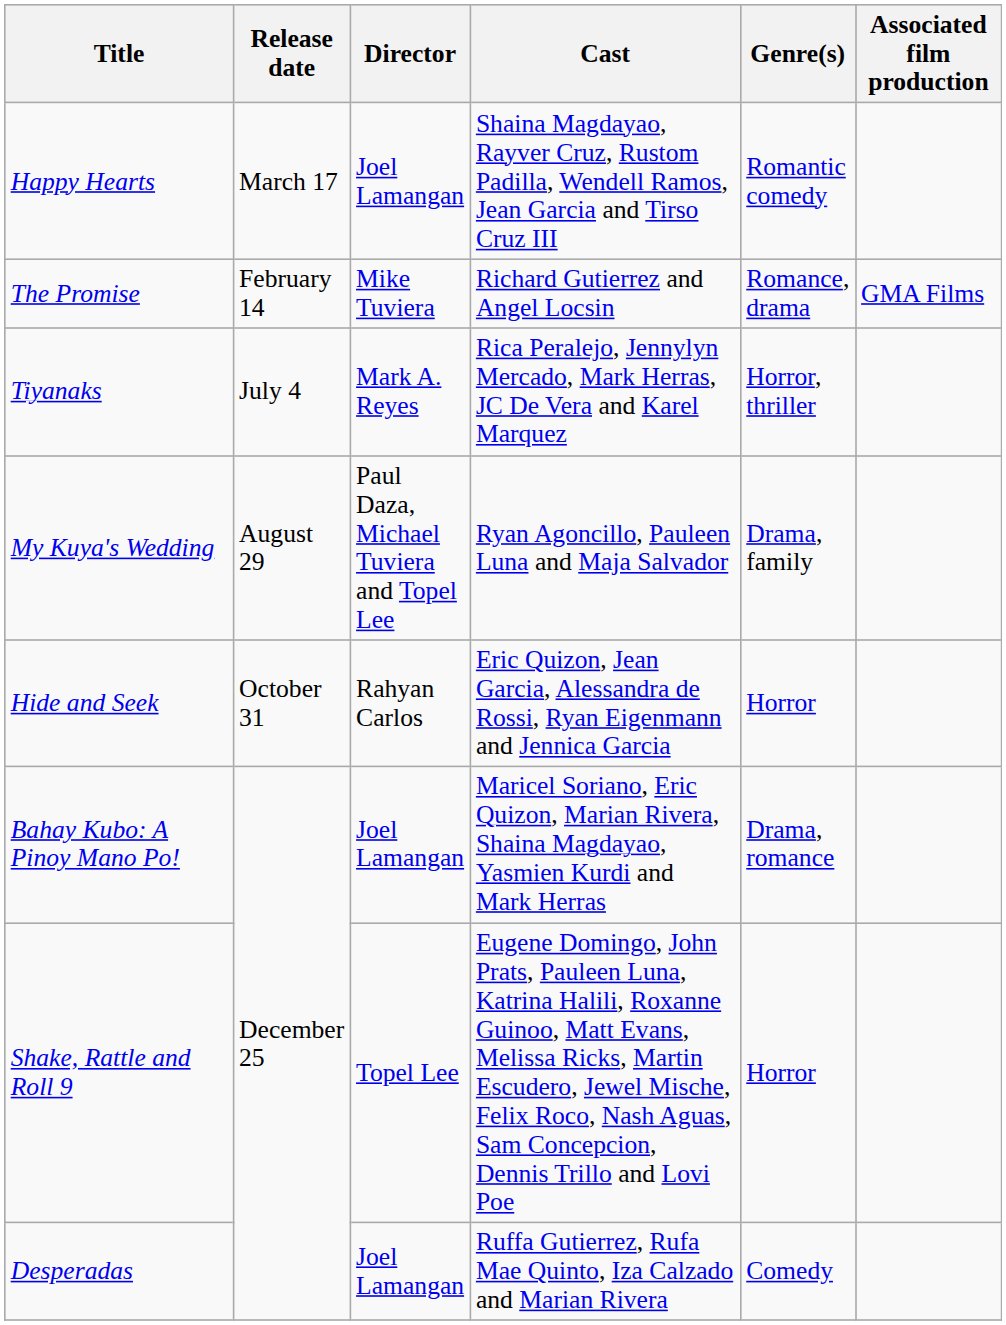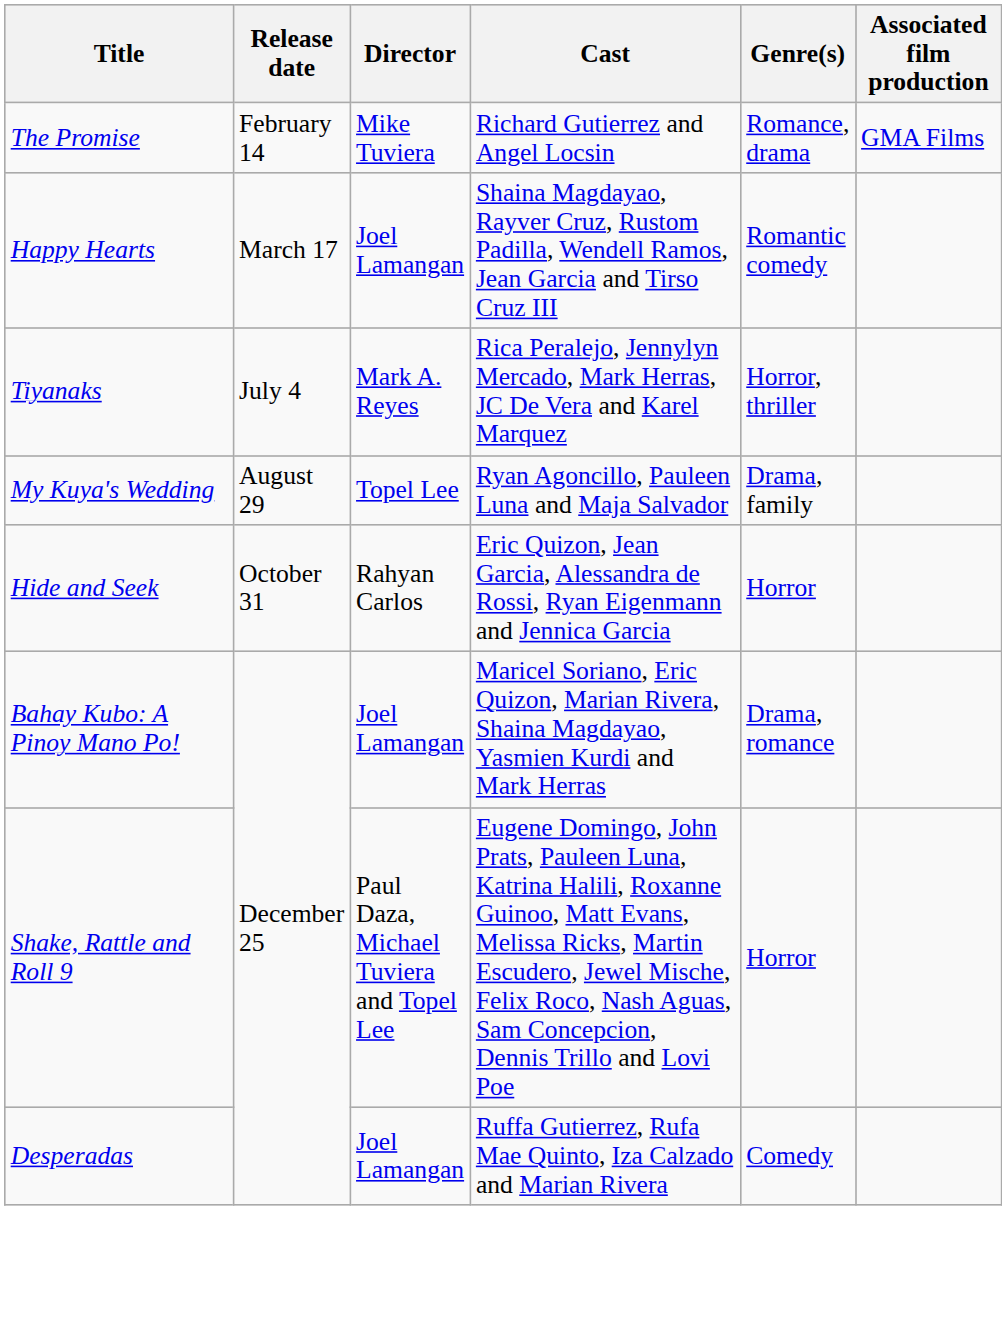rows swapped: (75, 293) <-> (83, 180)
(406, 547) Paul Daza, Michael Tuviera and Topel Lee -> (407, 489) Topel Lee
(407, 1072) Topel Lee -> (406, 956) Paul Daza, Michael Tuviera and Topel Lee
